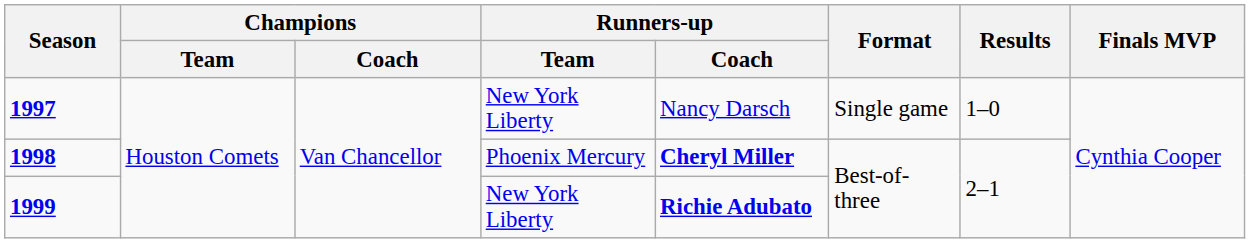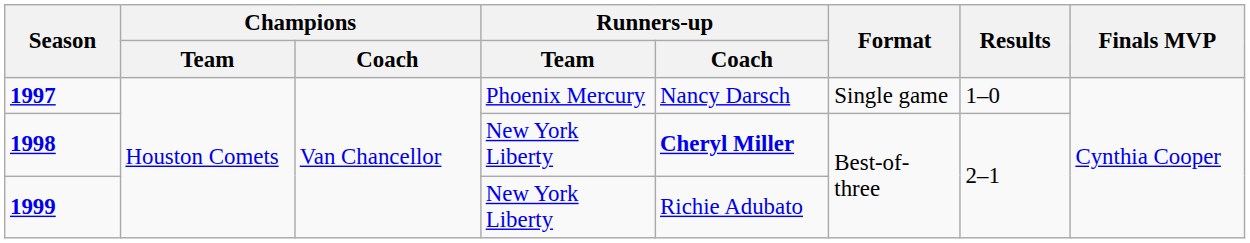(532, 108) New York Liberty -> (565, 95) Phoenix Mercury
(565, 157) Phoenix Mercury -> (532, 144) New York Liberty
(736, 206) bold -> (732, 206) normal
